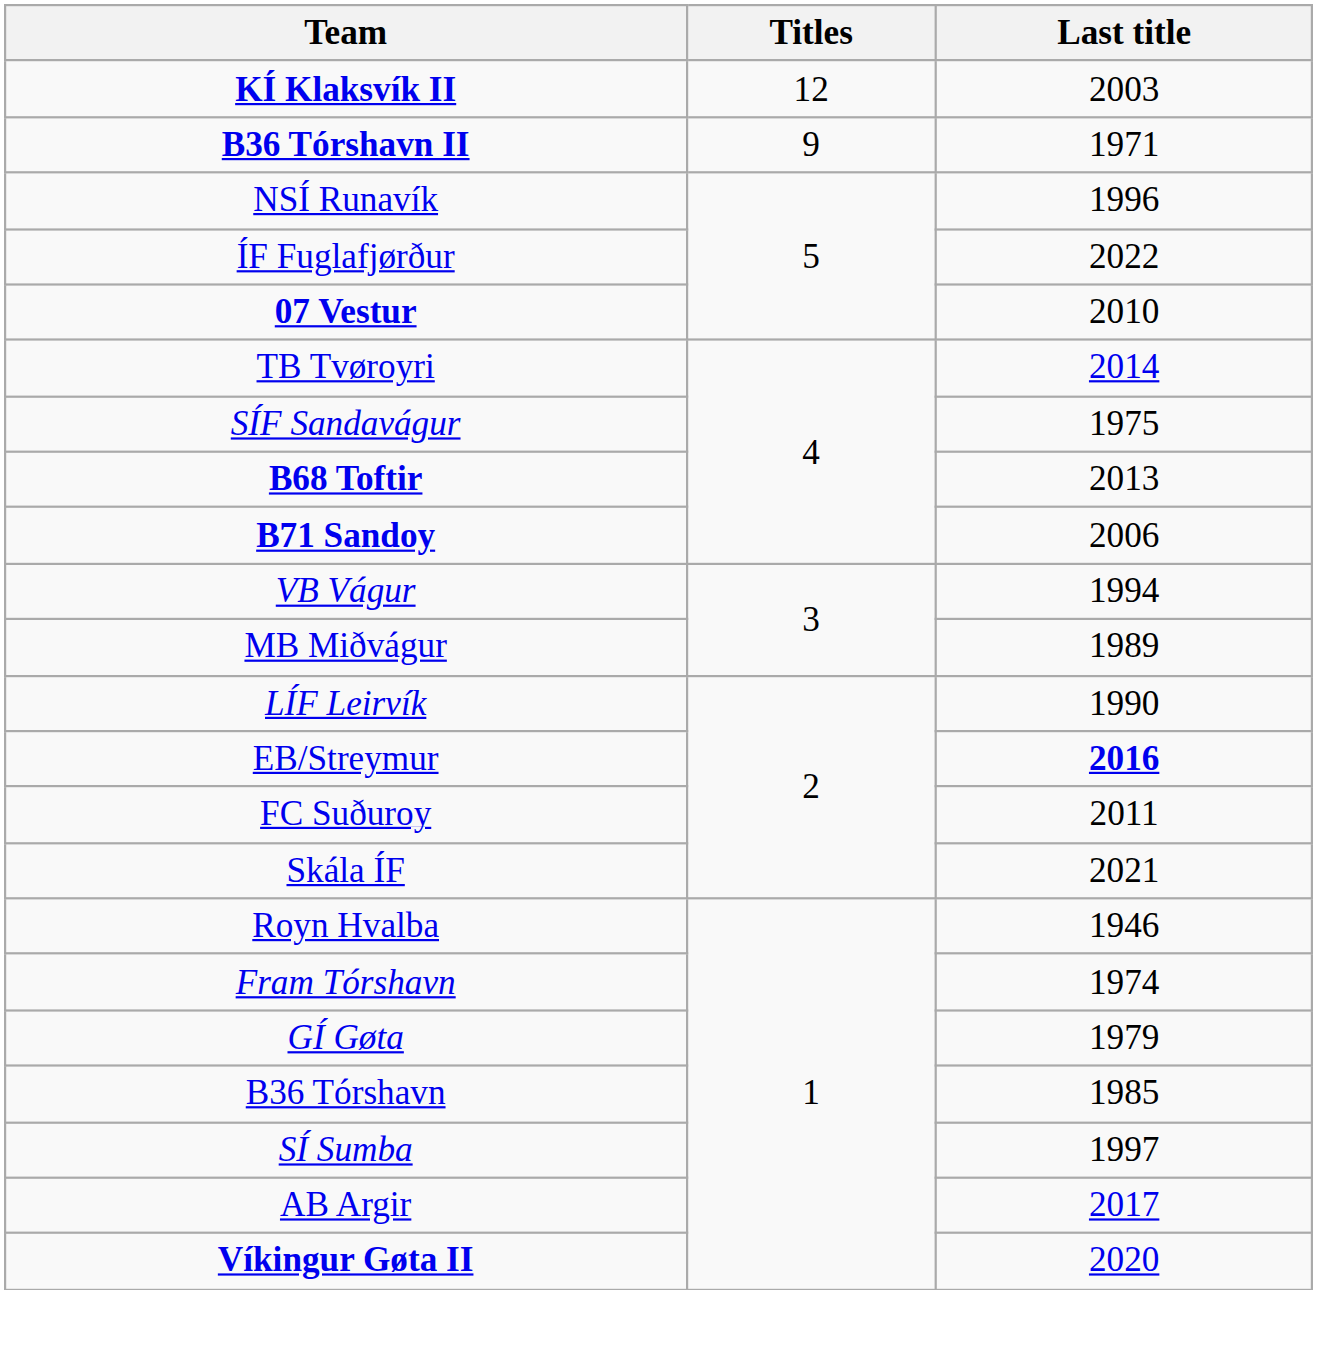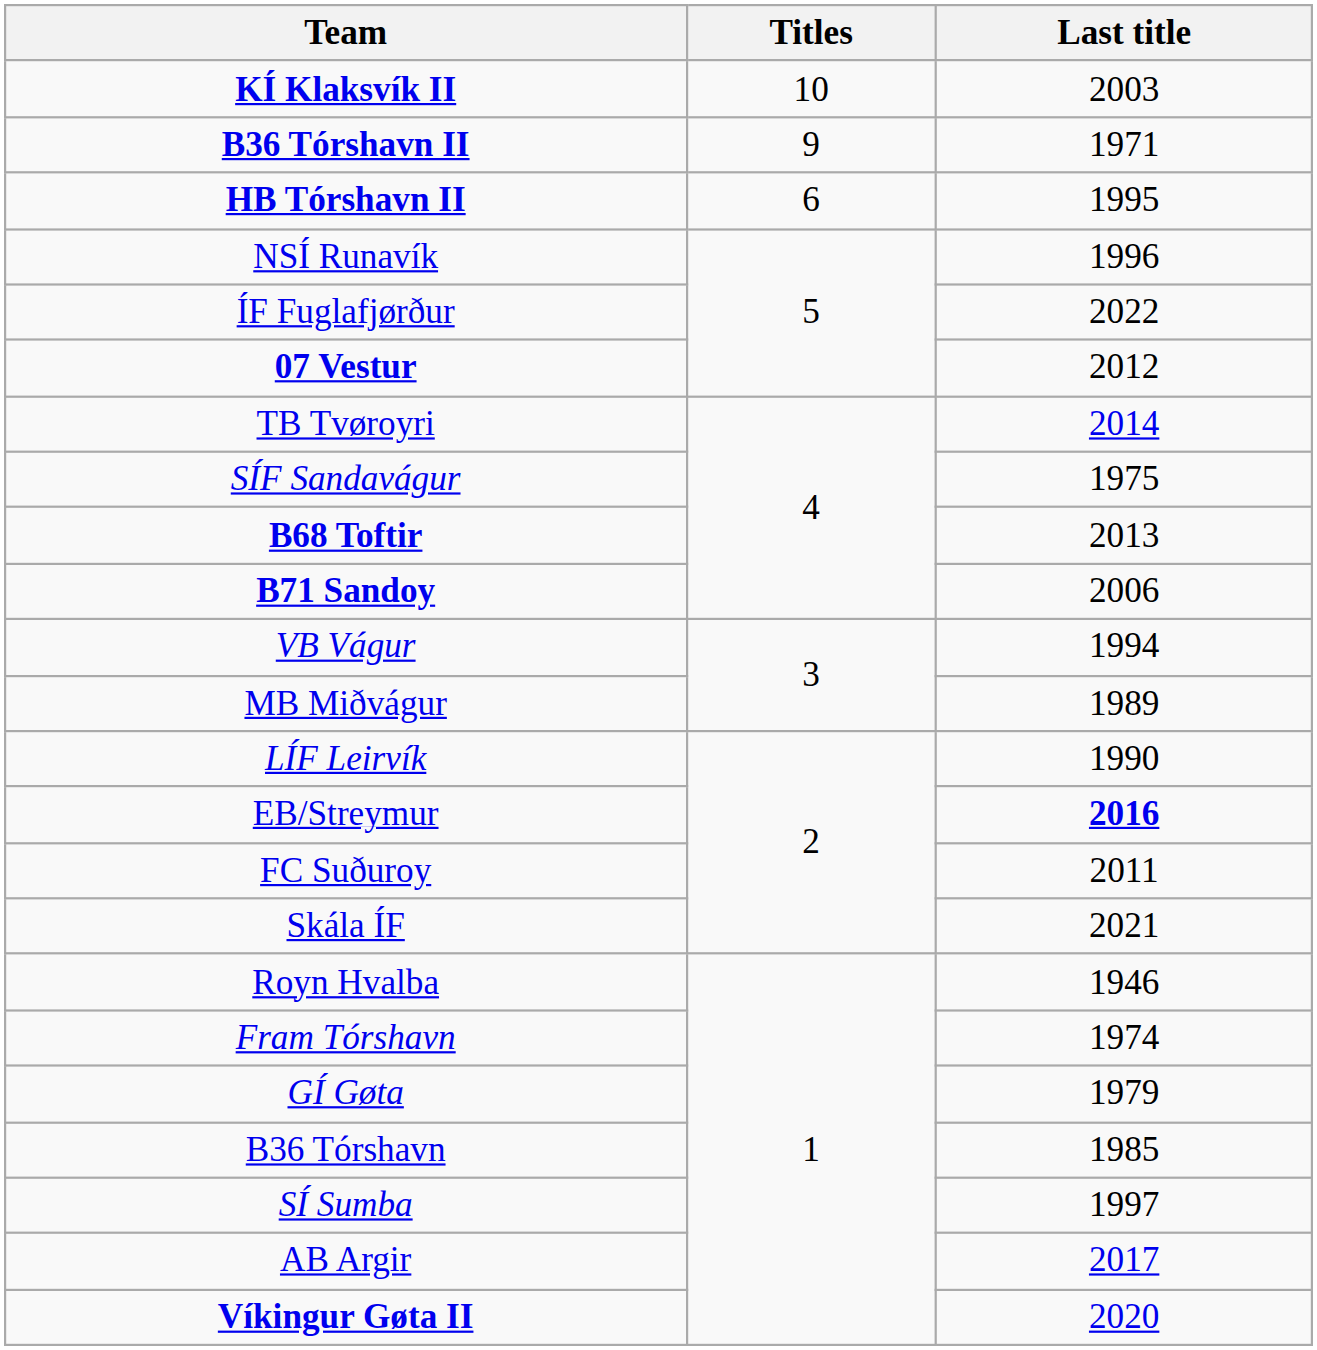(811, 88) 12 -> (811, 88) 10
+ row: (346, 199)
(1124, 311) 2010 -> (1124, 367) 2012
